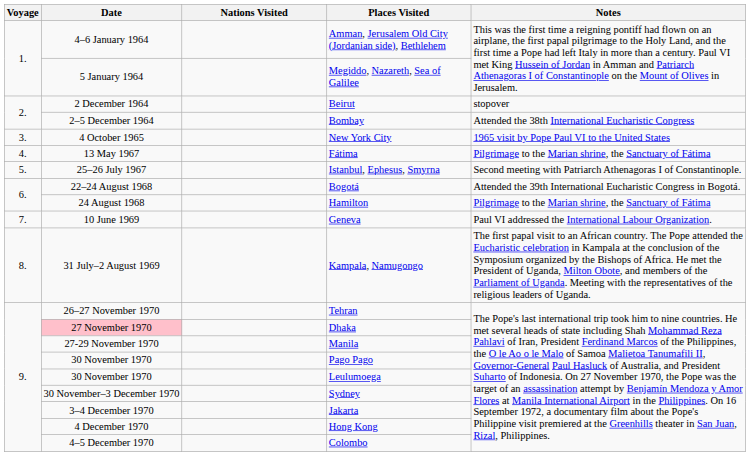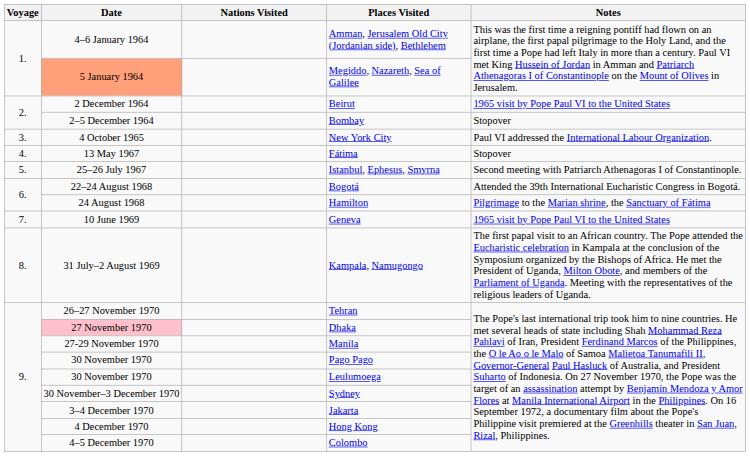(111, 77) no background -> (111, 77) lightsalmon background
(491, 104) stopover -> (572, 104) 1965 visit by Pope Paul VI to the United States
(584, 120) Attended the 38th International Eucharistic Congress -> (492, 120) Stopover
(572, 137) 1965 visit by Pope Paul VI to the United States -> (593, 137) Paul VI addressed the International Labour Organization.
(592, 153) Pilgrimage to the Marian shrine, the Sanctuary of Fátima -> (492, 153) Stopover
(593, 219) Paul VI addressed the International Labour Organization. -> (572, 219) 1965 visit by Pope Paul VI to the United States
